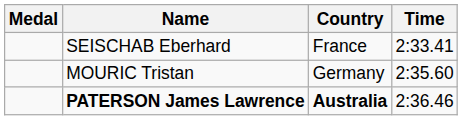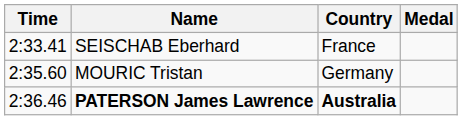columns swapped: (33, 19) <-> (425, 19)
